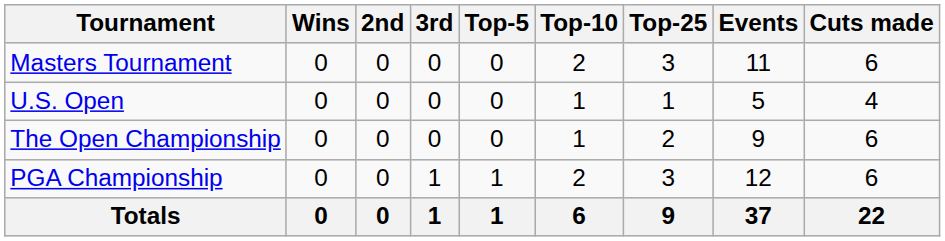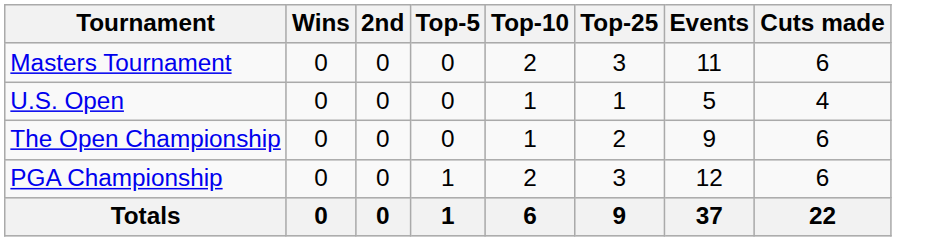- column: (434, 23)
